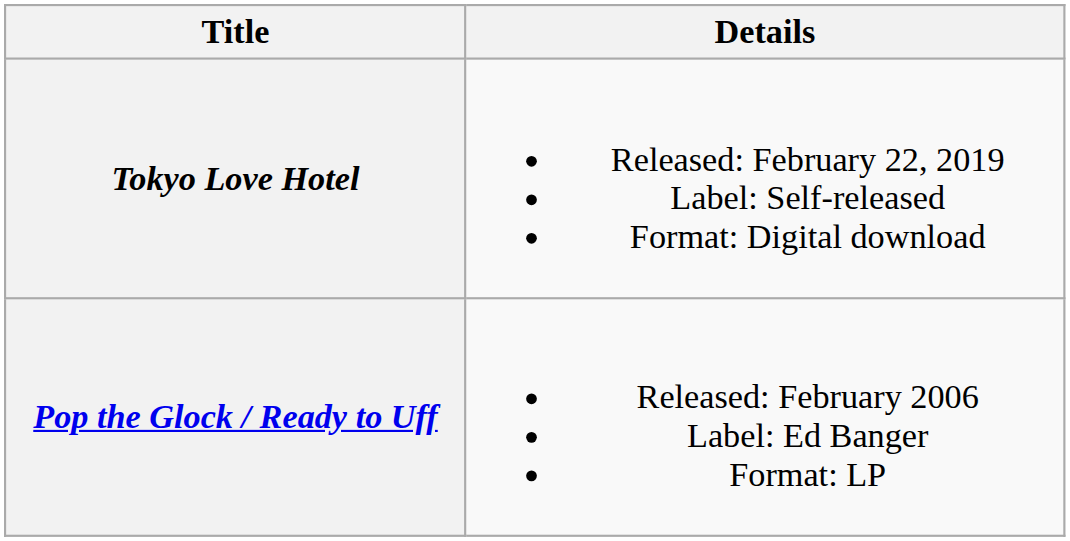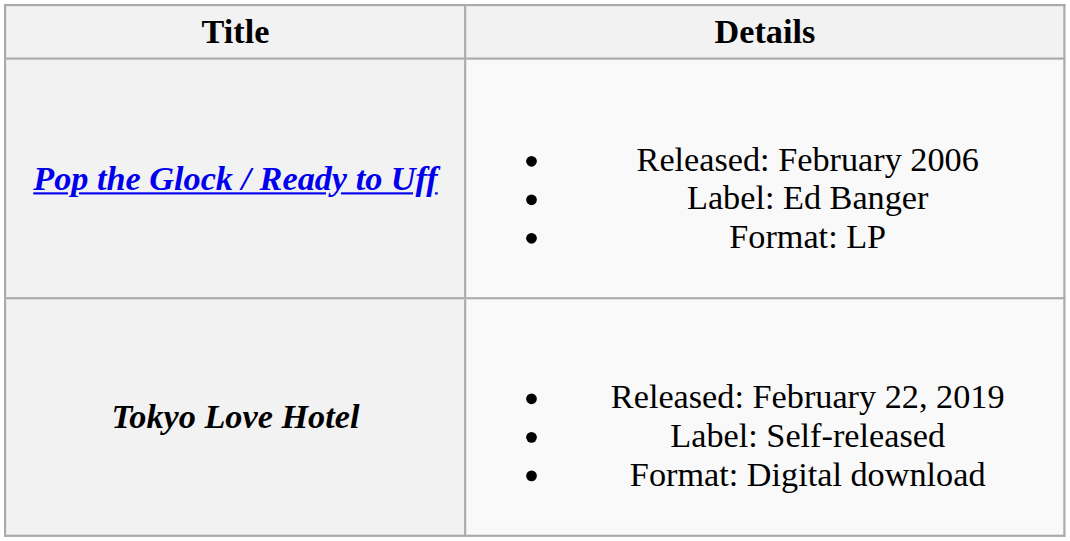rows swapped: (236, 416) <-> (236, 177)
